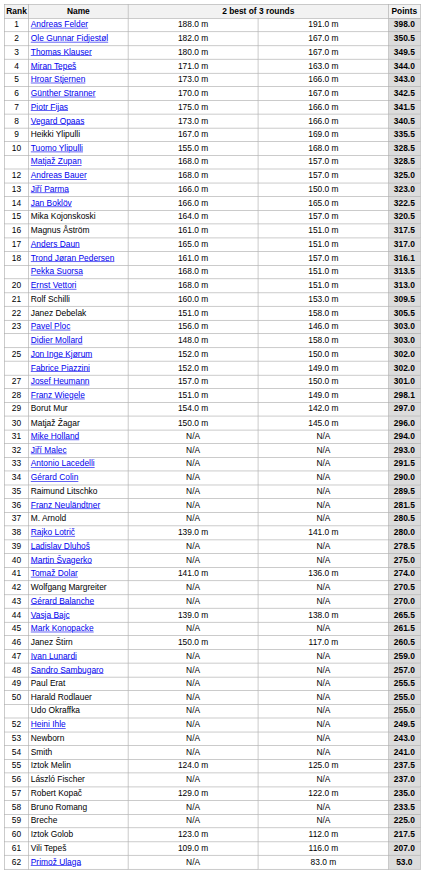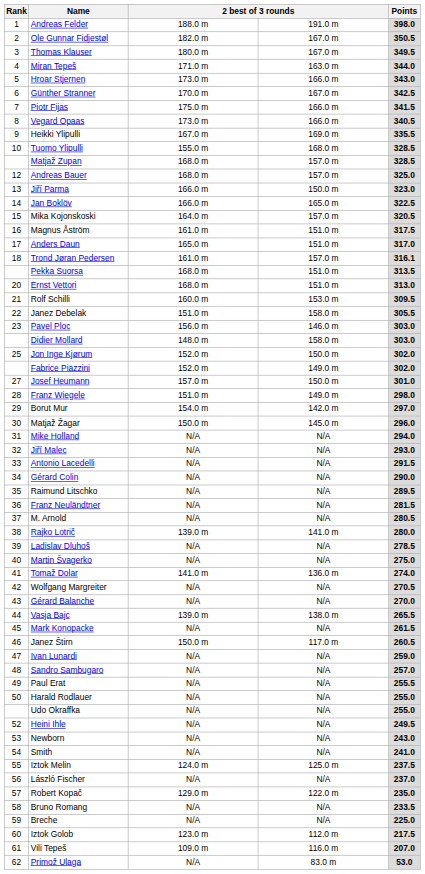(404, 395) 298.1 -> (404, 395) 298.0
